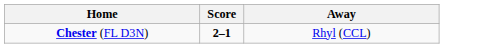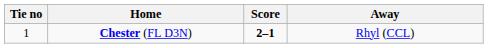+ column: (26, 14)
